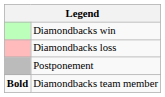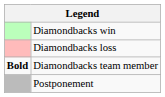rows swapped: (63, 66) <-> (96, 83)
